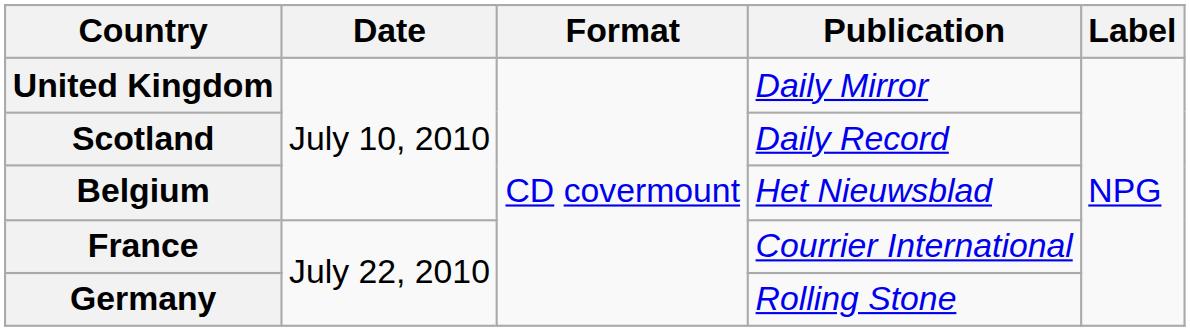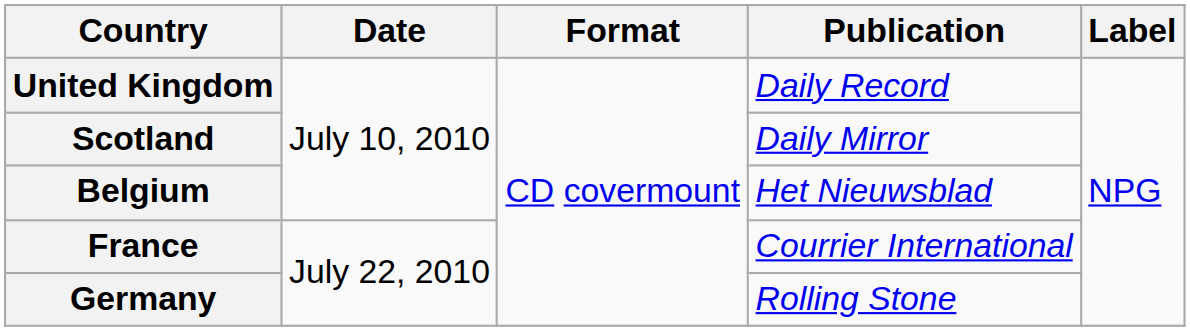(842, 84) Daily Mirror -> (852, 84) Daily Record
(852, 138) Daily Record -> (842, 138) Daily Mirror
